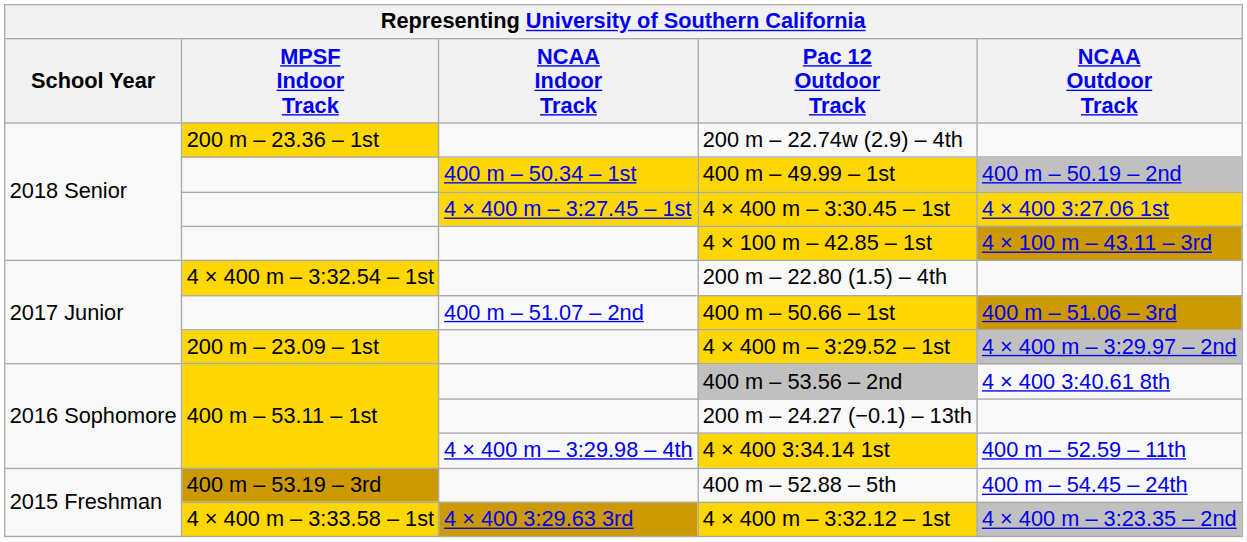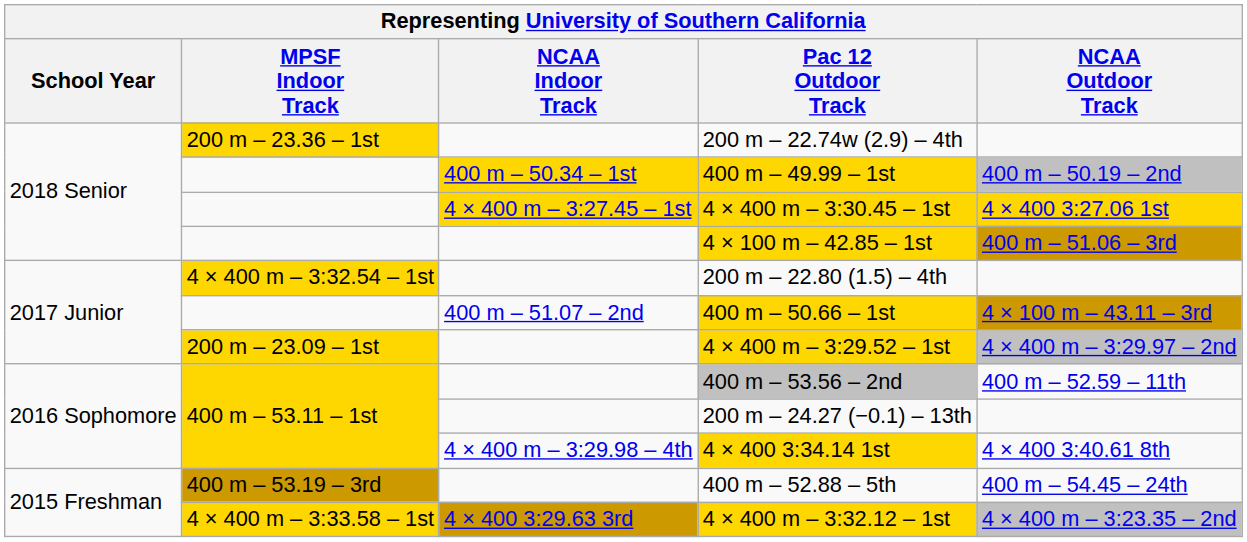(1097, 243) 4 × 100 m – 43.11 – 3rd -> (1079, 243) 400 m – 51.06 – 3rd
(1079, 312) 400 m – 51.06 – 3rd -> (1097, 312) 4 × 100 m – 43.11 – 3rd
(1076, 381) 4 × 400 3:40.61 8th -> (1084, 381) 400 m – 52.59 – 11th
(1084, 450) 400 m – 52.59 – 11th -> (1076, 450) 4 × 400 3:40.61 8th
